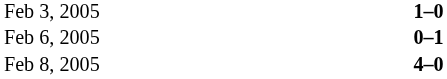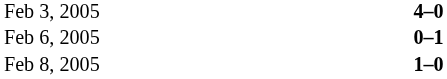(429, 11) 1–0 -> (429, 11) 4–0
(429, 64) 4–0 -> (429, 64) 1–0
